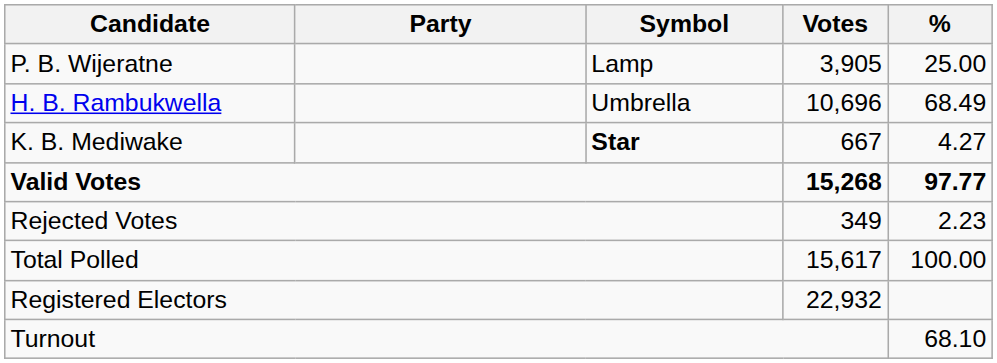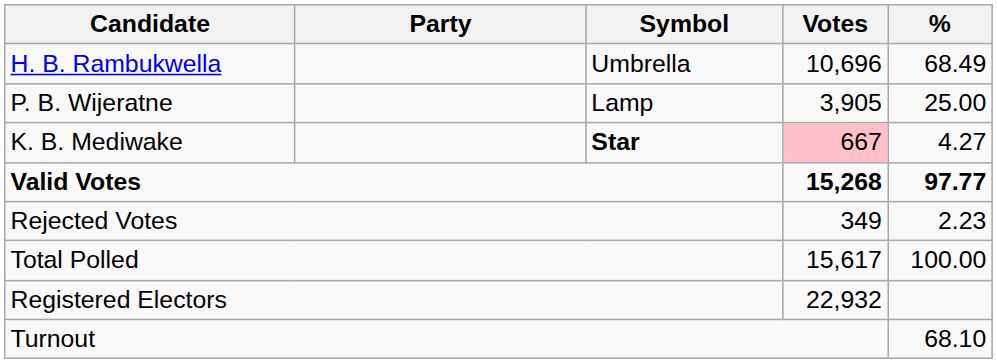rows swapped: (116, 102) <-> (92, 63)
(861, 142) no background -> (861, 142) pink background
